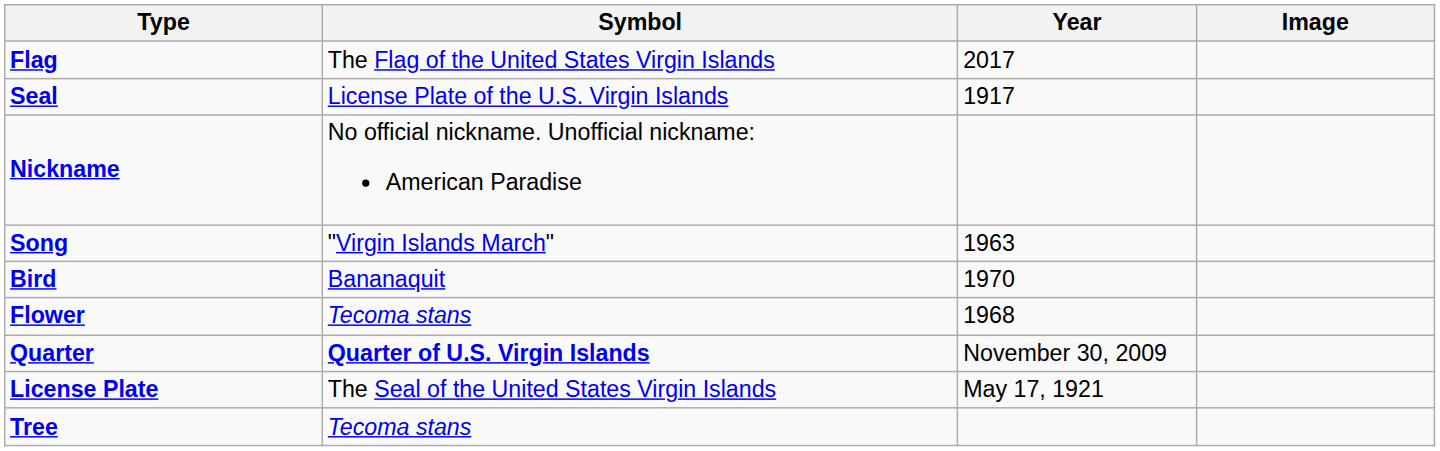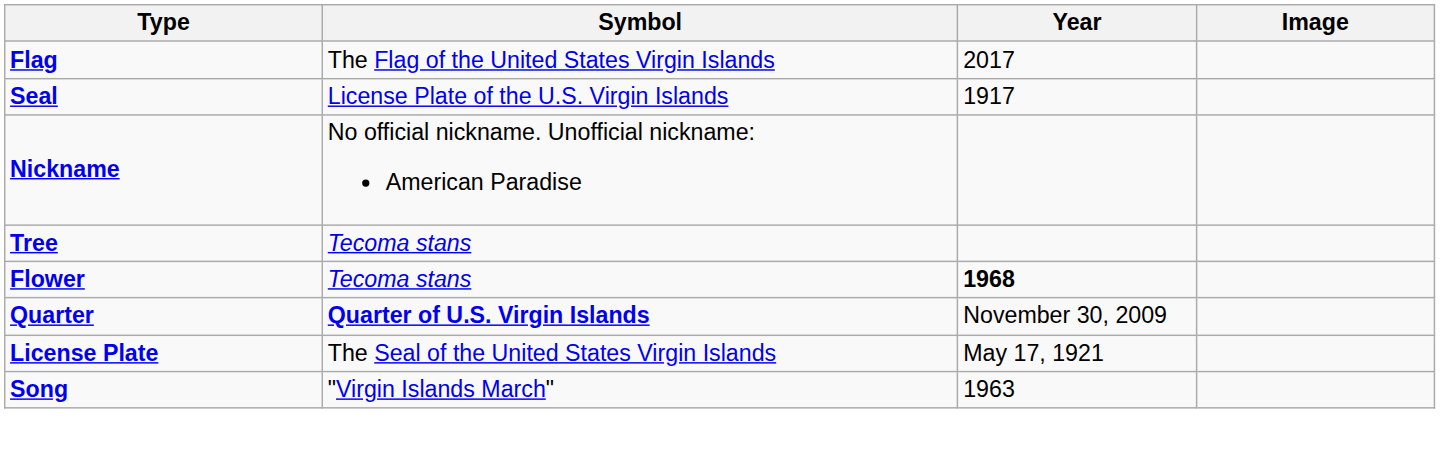rows swapped: (39, 242) <-> (34, 426)
- row: (33, 279)
(989, 316) normal -> (989, 279) bold
